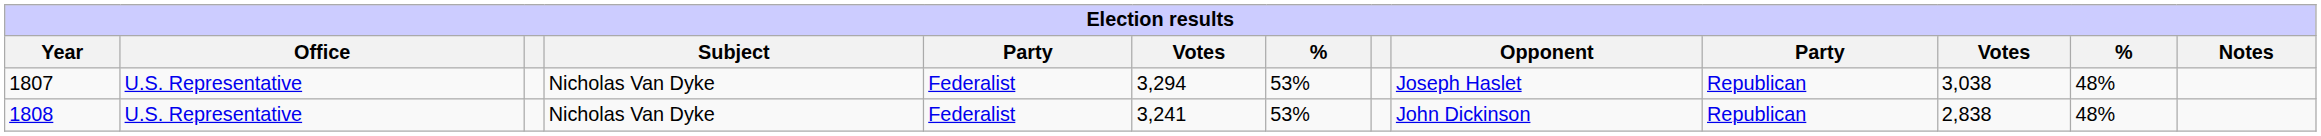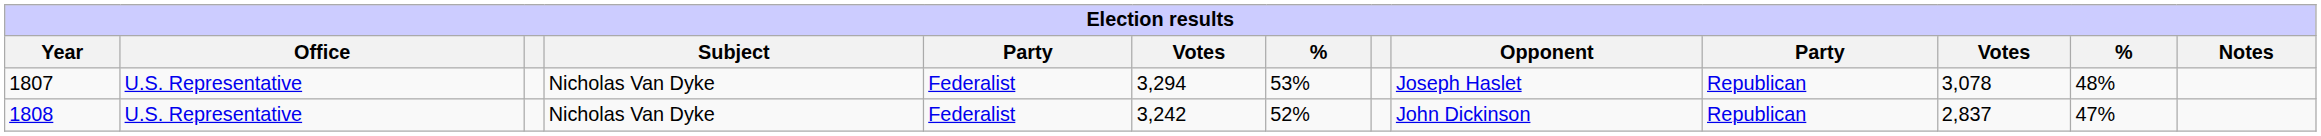(1967, 83) 3,038 -> (1967, 83) 3,078
(1161, 114) 3,241 -> (1161, 114) 3,242
(1290, 114) 53% -> (1290, 114) 52%
(1967, 114) 2,838 -> (1967, 114) 2,837
(2095, 114) 48% -> (2095, 114) 47%
